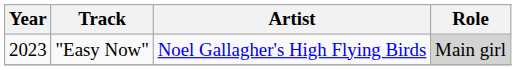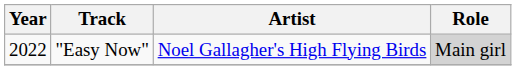(28, 49) 2023 -> (28, 49) 2022
